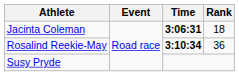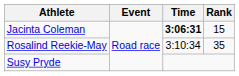(219, 30) 18 -> (219, 30) 15
(183, 46) bold -> (183, 46) normal
(219, 46) 36 -> (219, 46) 35
